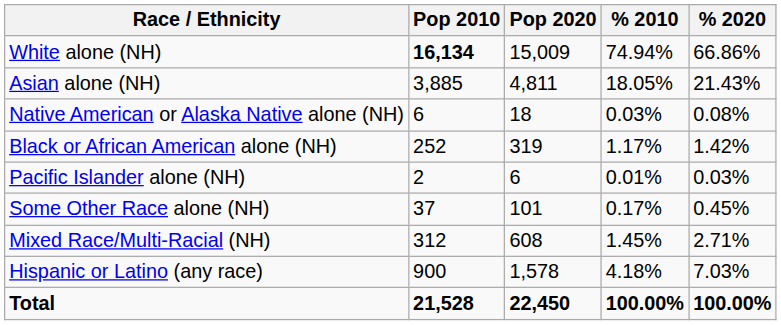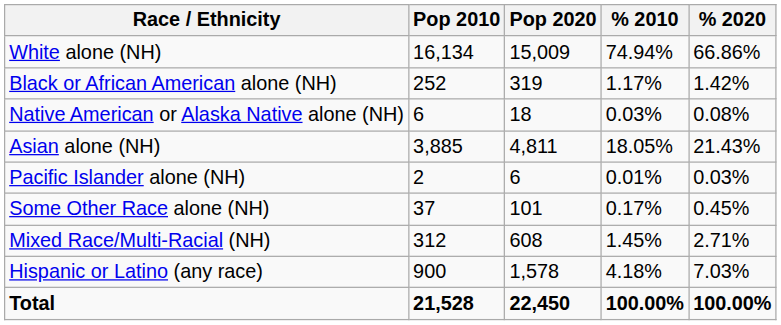(443, 51) bold -> (443, 51) normal
rows swapped: (173, 146) <-> (85, 83)
